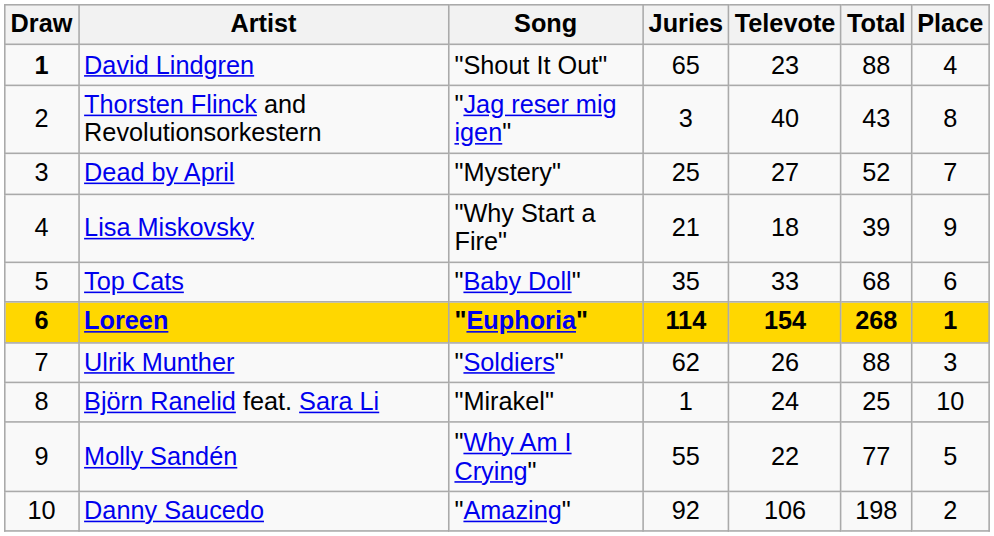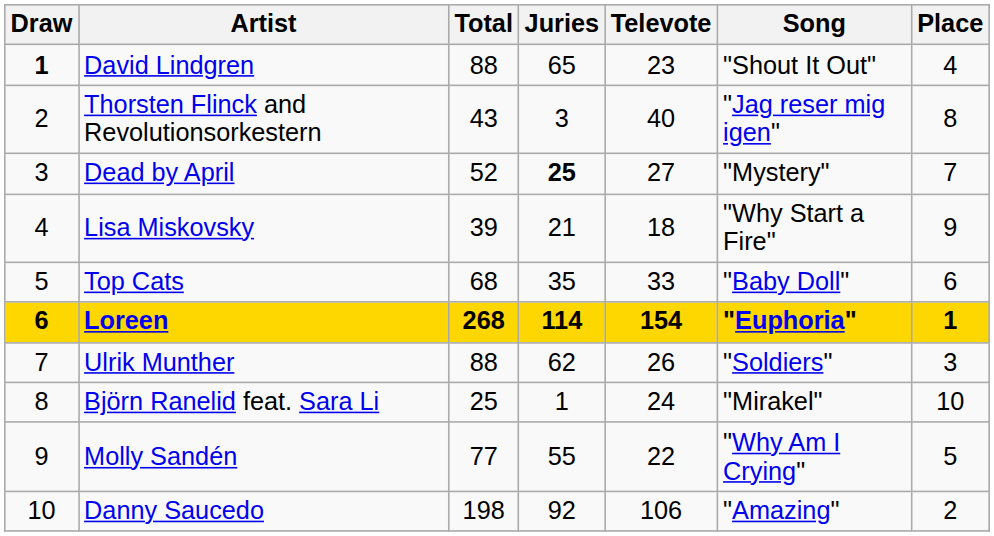columns swapped: (546, 24) <-> (876, 24)
(686, 173) normal -> (562, 173) bold
